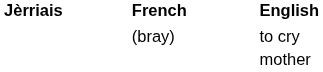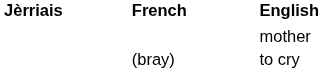rows swapped: (285, 59) <-> (280, 37)
